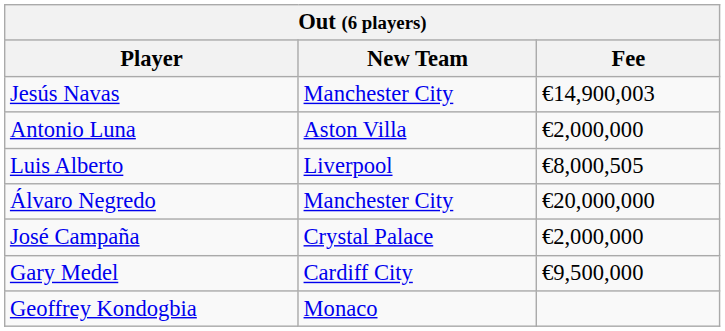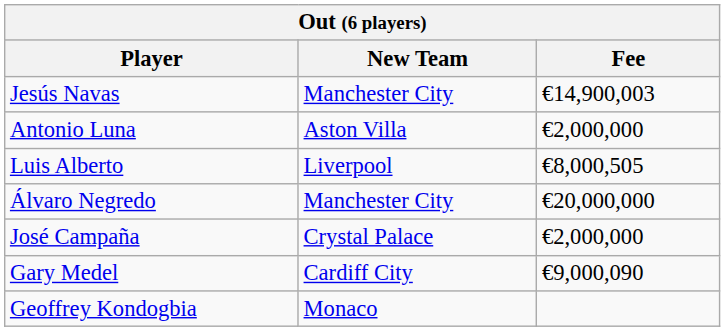(593, 272) €9,500,000 -> (593, 272) €9,000,090
